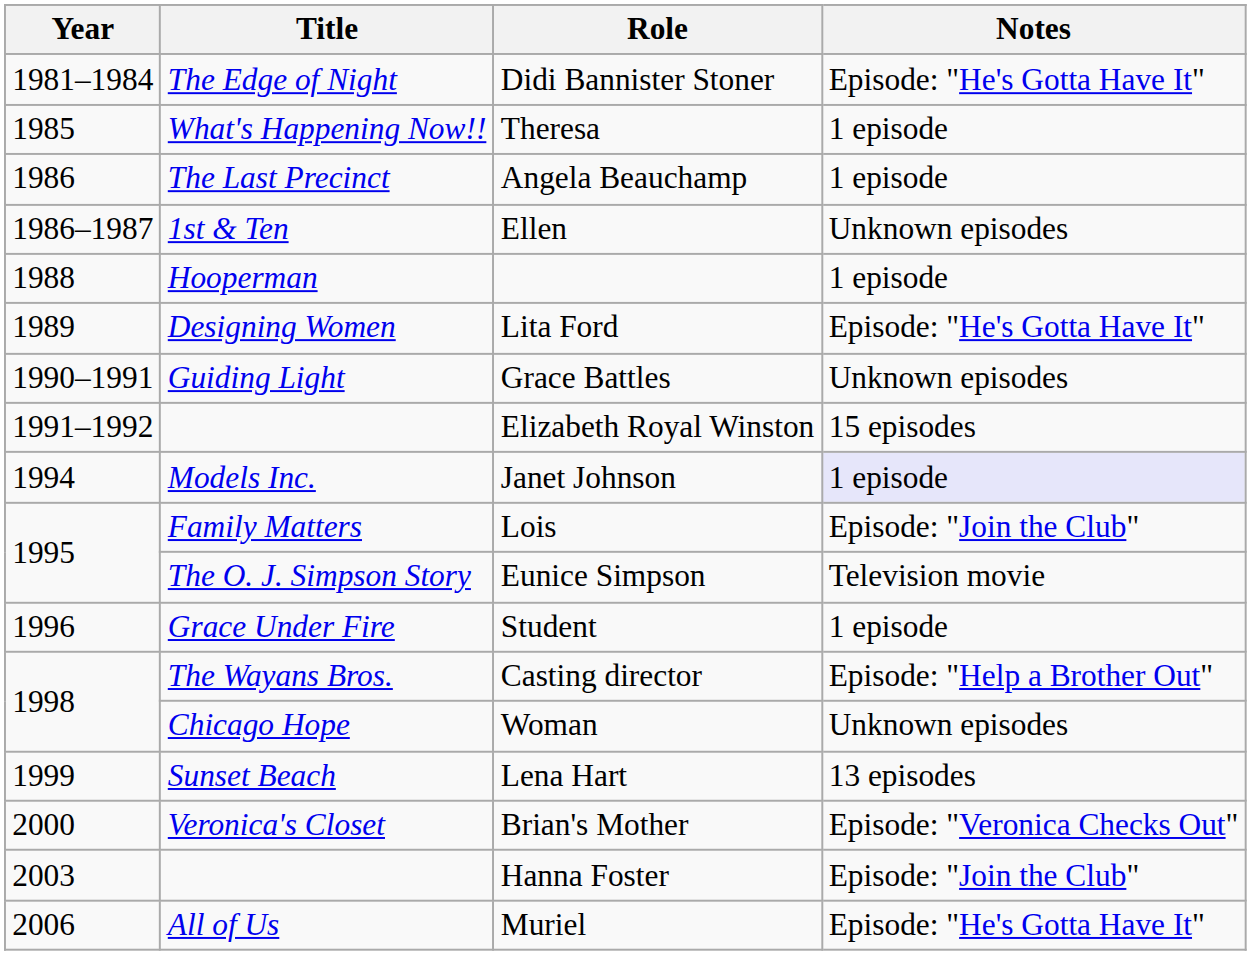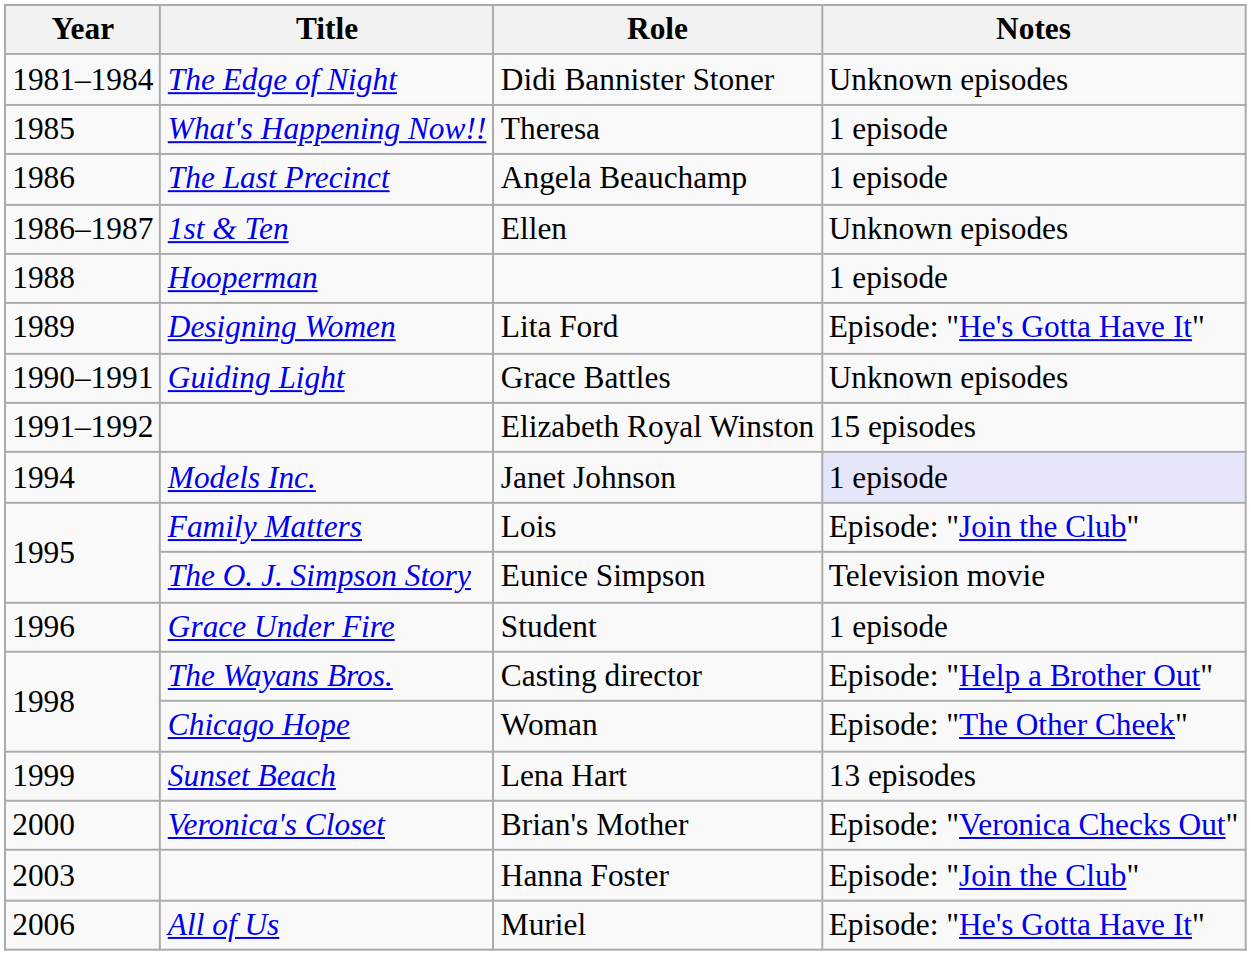(1017, 79) Episode: "He's Gotta Have It" -> (948, 79) Unknown episodes
(948, 725) Unknown episodes -> (1008, 725) Episode: "The Other Cheek"
